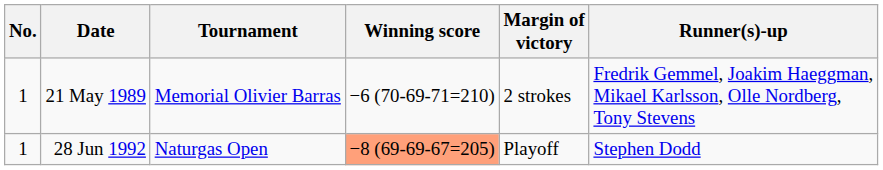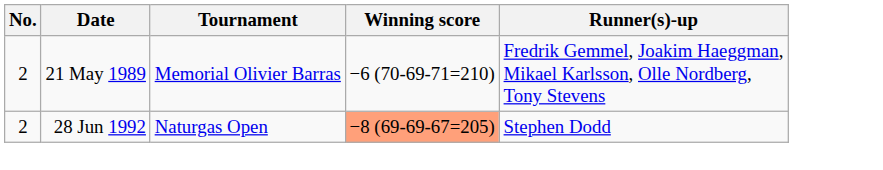- column: (544, 31)
(23, 95) 1 -> (23, 73) 2
(23, 149) 1 -> (23, 127) 2
